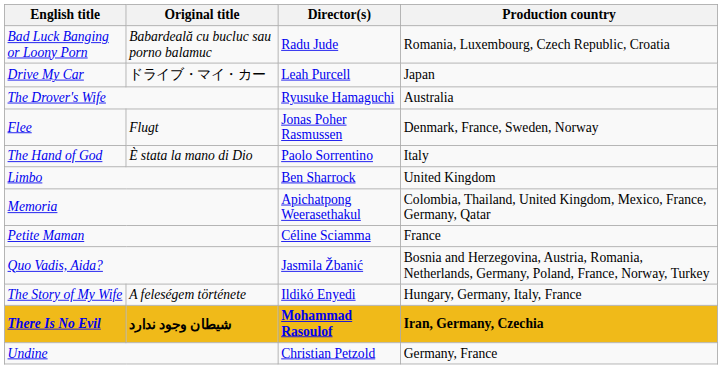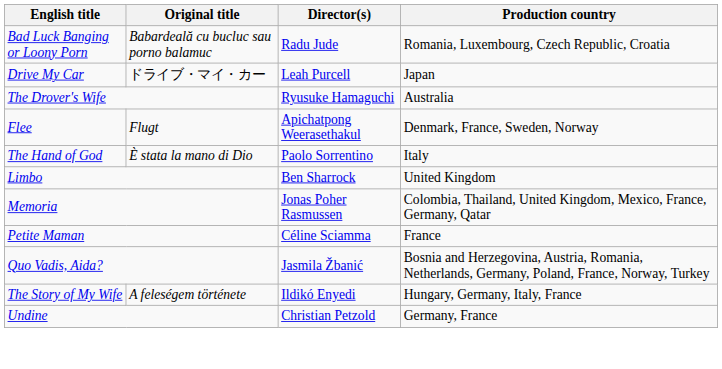(314, 127) Jonas Poher Rasmussen -> (321, 127) Apichatpong Weerasethakul
(321, 207) Apichatpong Weerasethakul -> (314, 207) Jonas Poher Rasmussen
- row: (54, 323)
